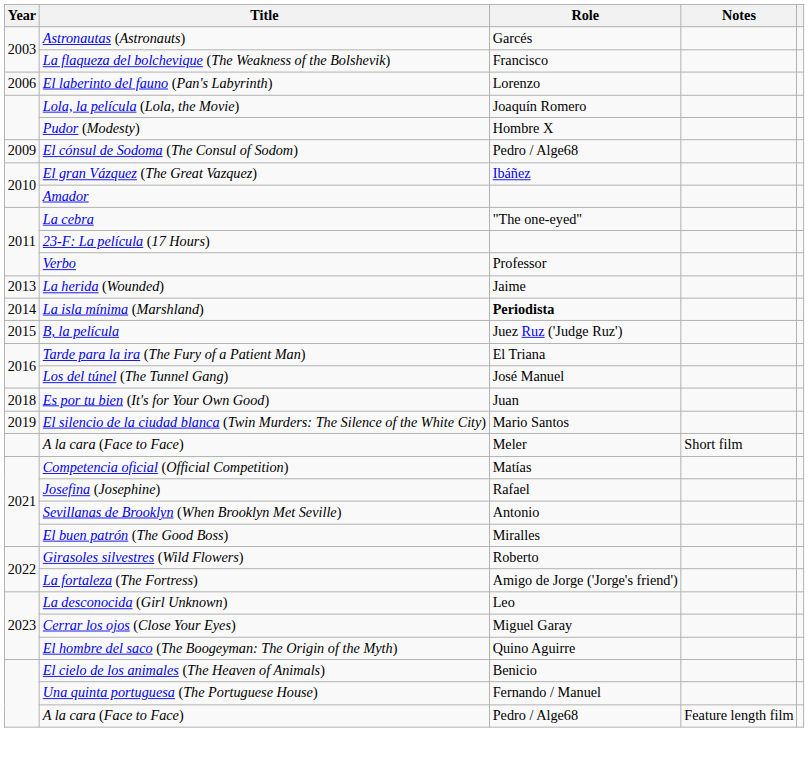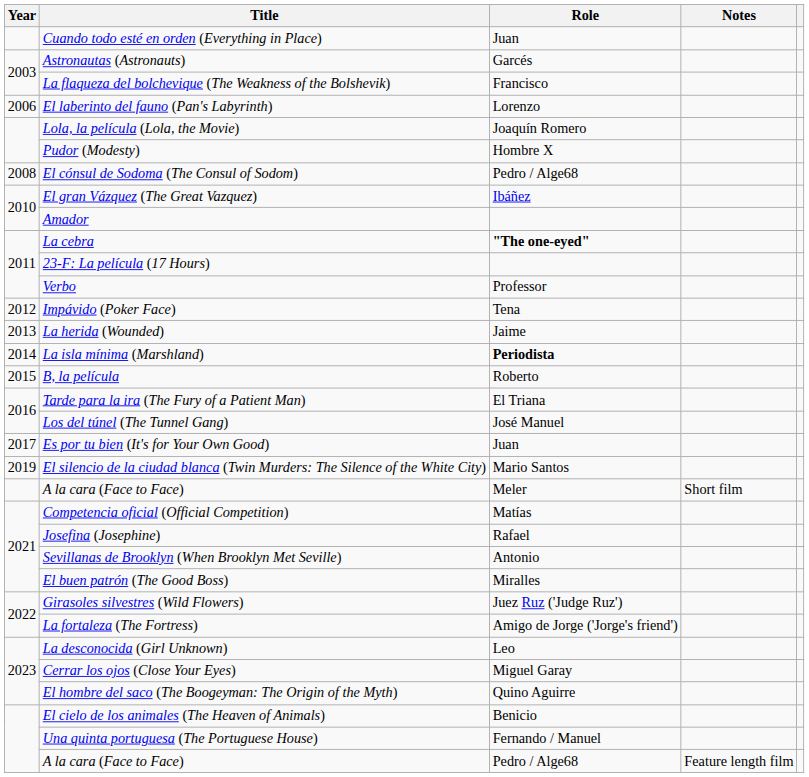+ row: (182, 38)
(22, 151) 2009 -> (22, 173) 2008
(537, 219) normal -> (541, 241) bold
+ row: (109, 309)
(558, 331) Juez Ruz ('Judge Ruz') -> (516, 377) Roberto
(22, 399) 2018 -> (22, 444) 2017
(516, 557) Roberto -> (558, 602) Juez Ruz ('Judge Ruz')
